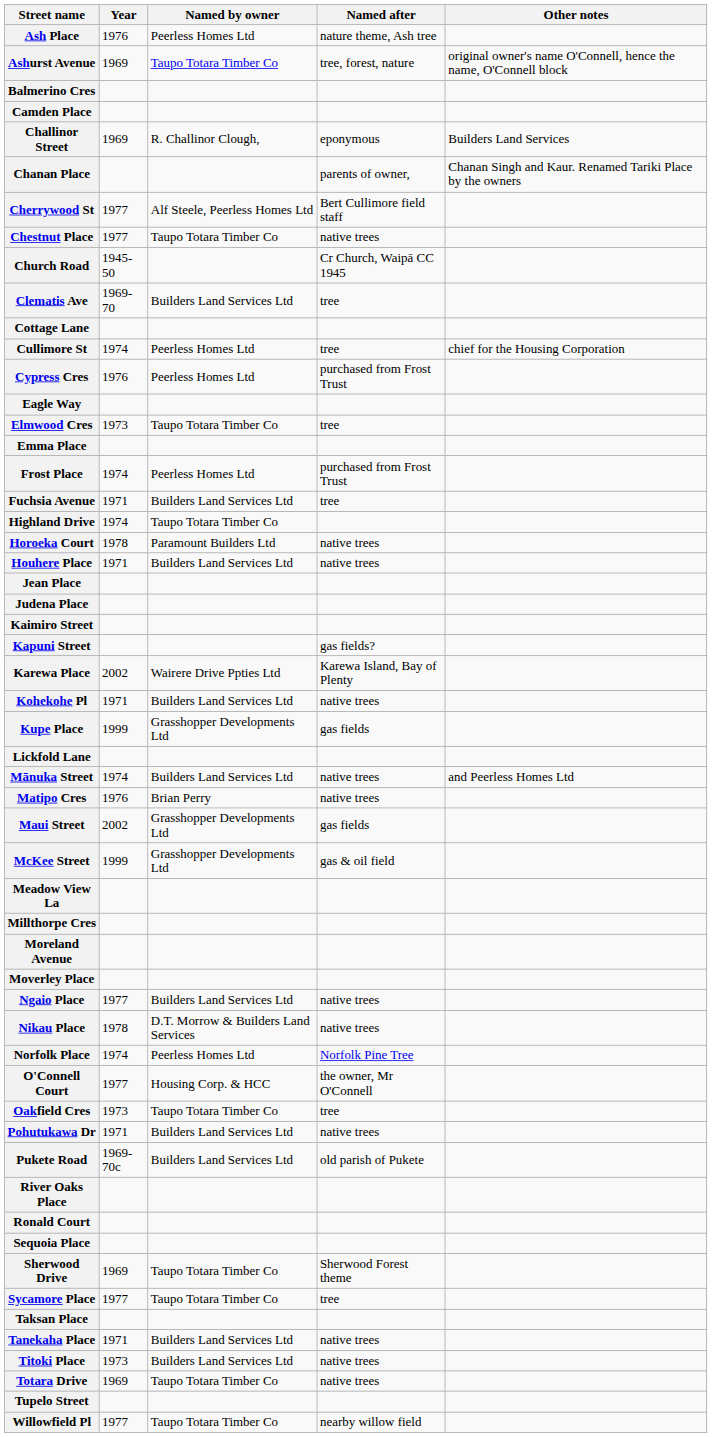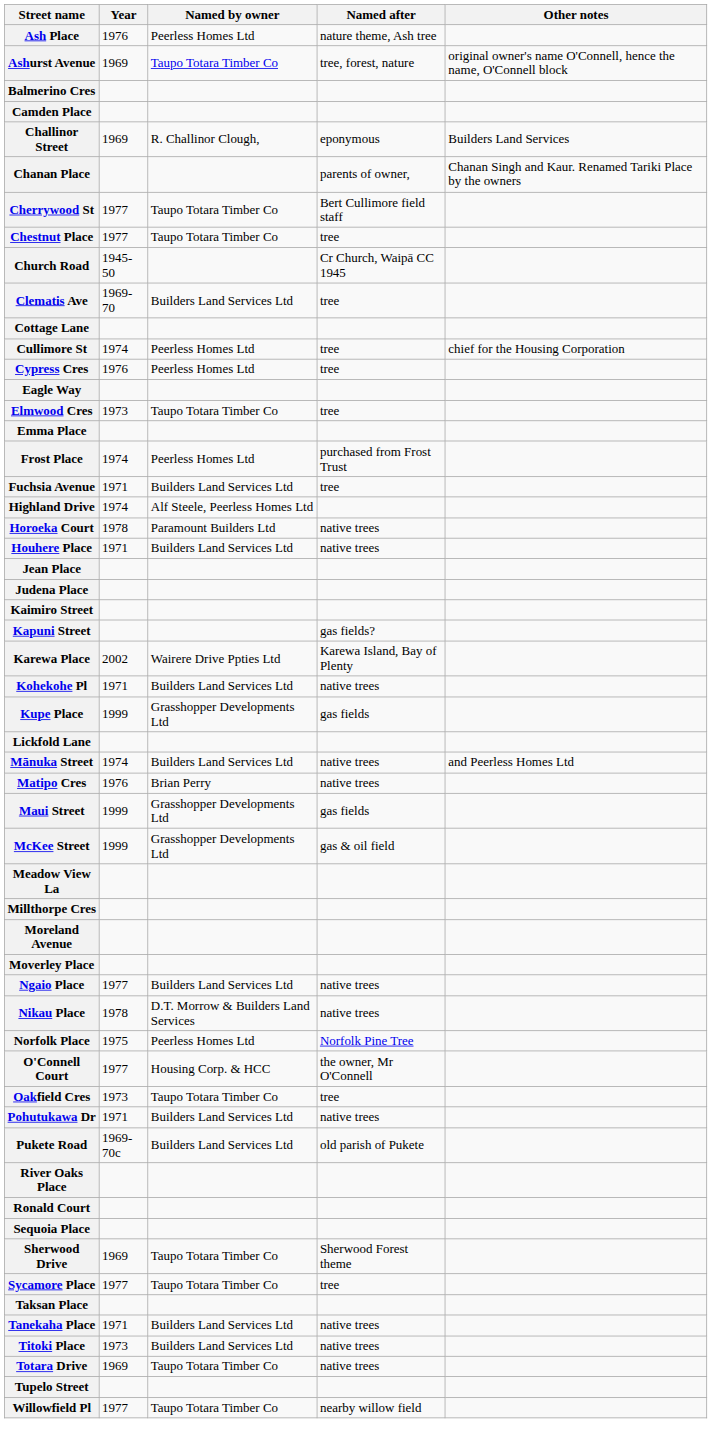(232, 209) Alf Steele, Peerless Homes Ltd -> (214, 209) Taupo Totara Timber Co
(350, 237) native trees -> (330, 237) tree
(375, 376) purchased from Frost Trust -> (330, 369) tree
(214, 521) Taupo Totara Timber Co -> (232, 507) Alf Steele, Peerless Homes Ltd
(115, 825) 2002 -> (115, 811) 1999
(115, 1055) 1974 -> (115, 1041) 1975
